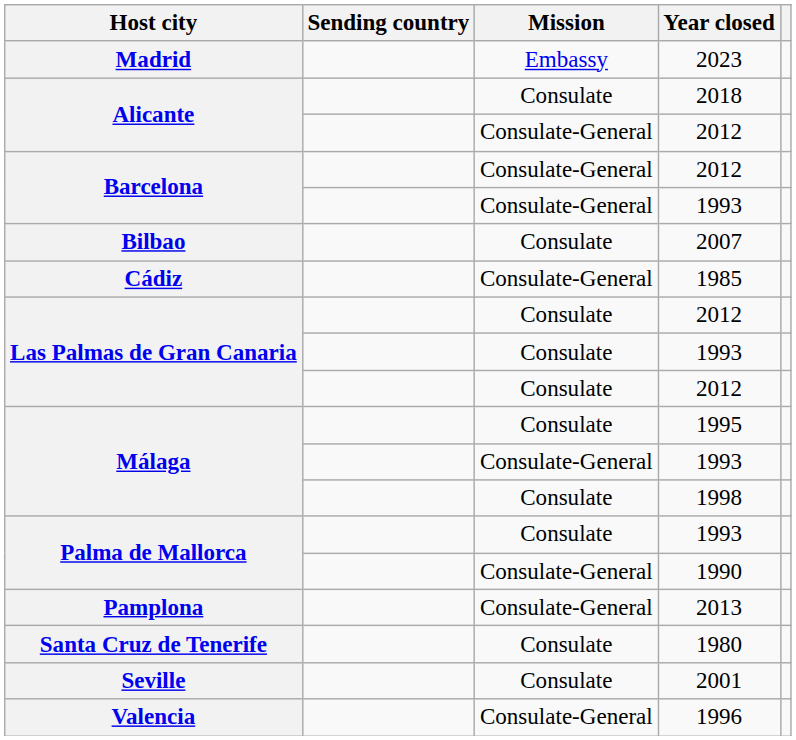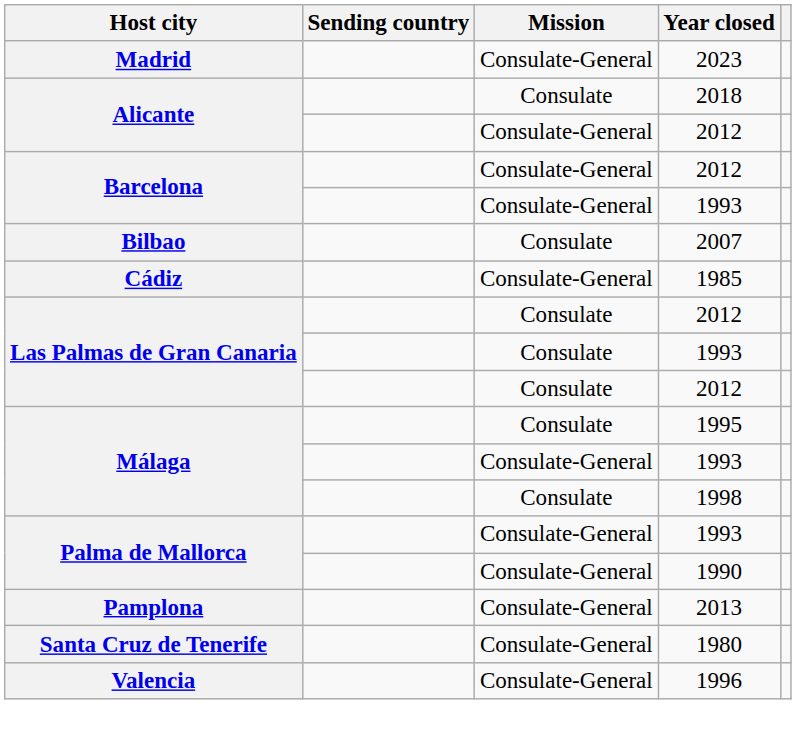(566, 59) Embassy -> (566, 59) Consulate-General
(566, 534) Consulate -> (566, 534) Consulate-General
(566, 643) Consulate -> (566, 643) Consulate-General
- row: (153, 680)
